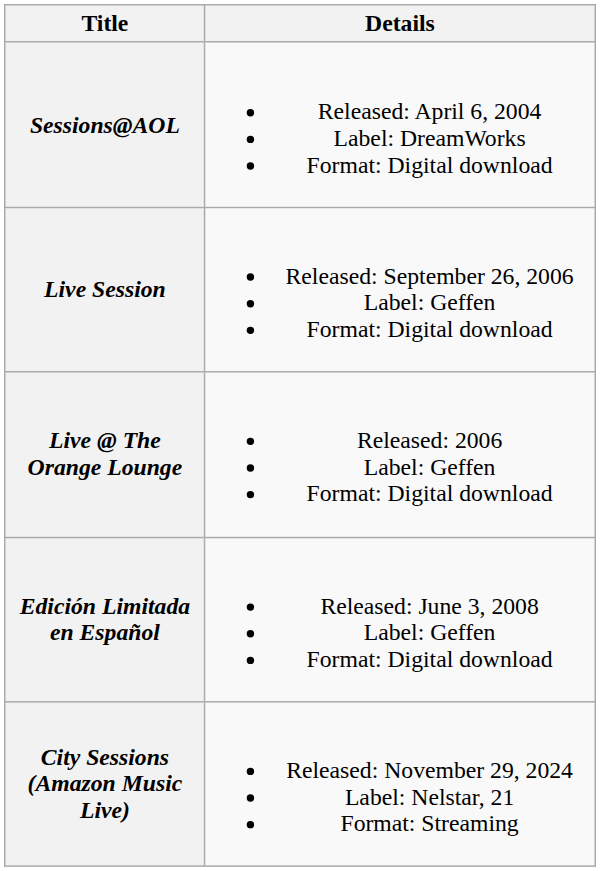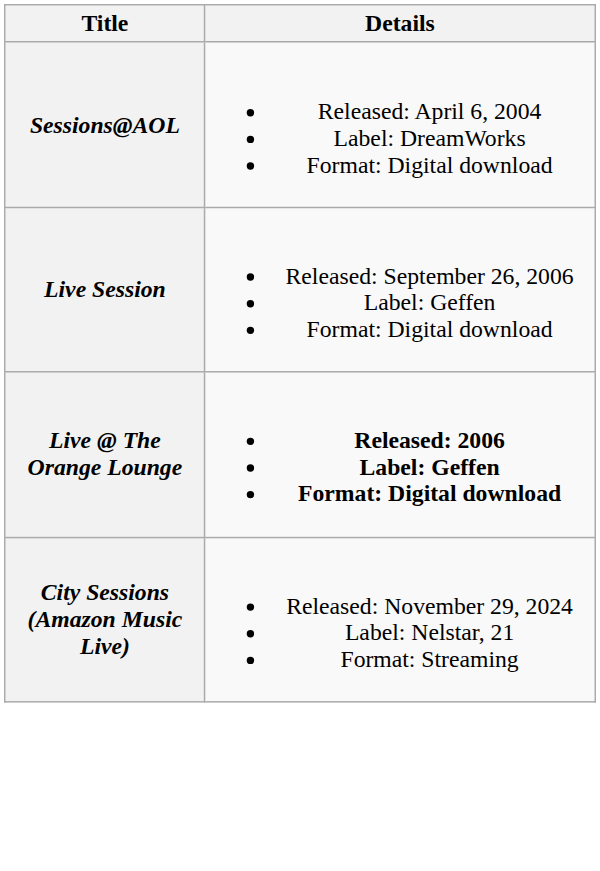(400, 468) normal -> (400, 468) bold
- row: (105, 618)
